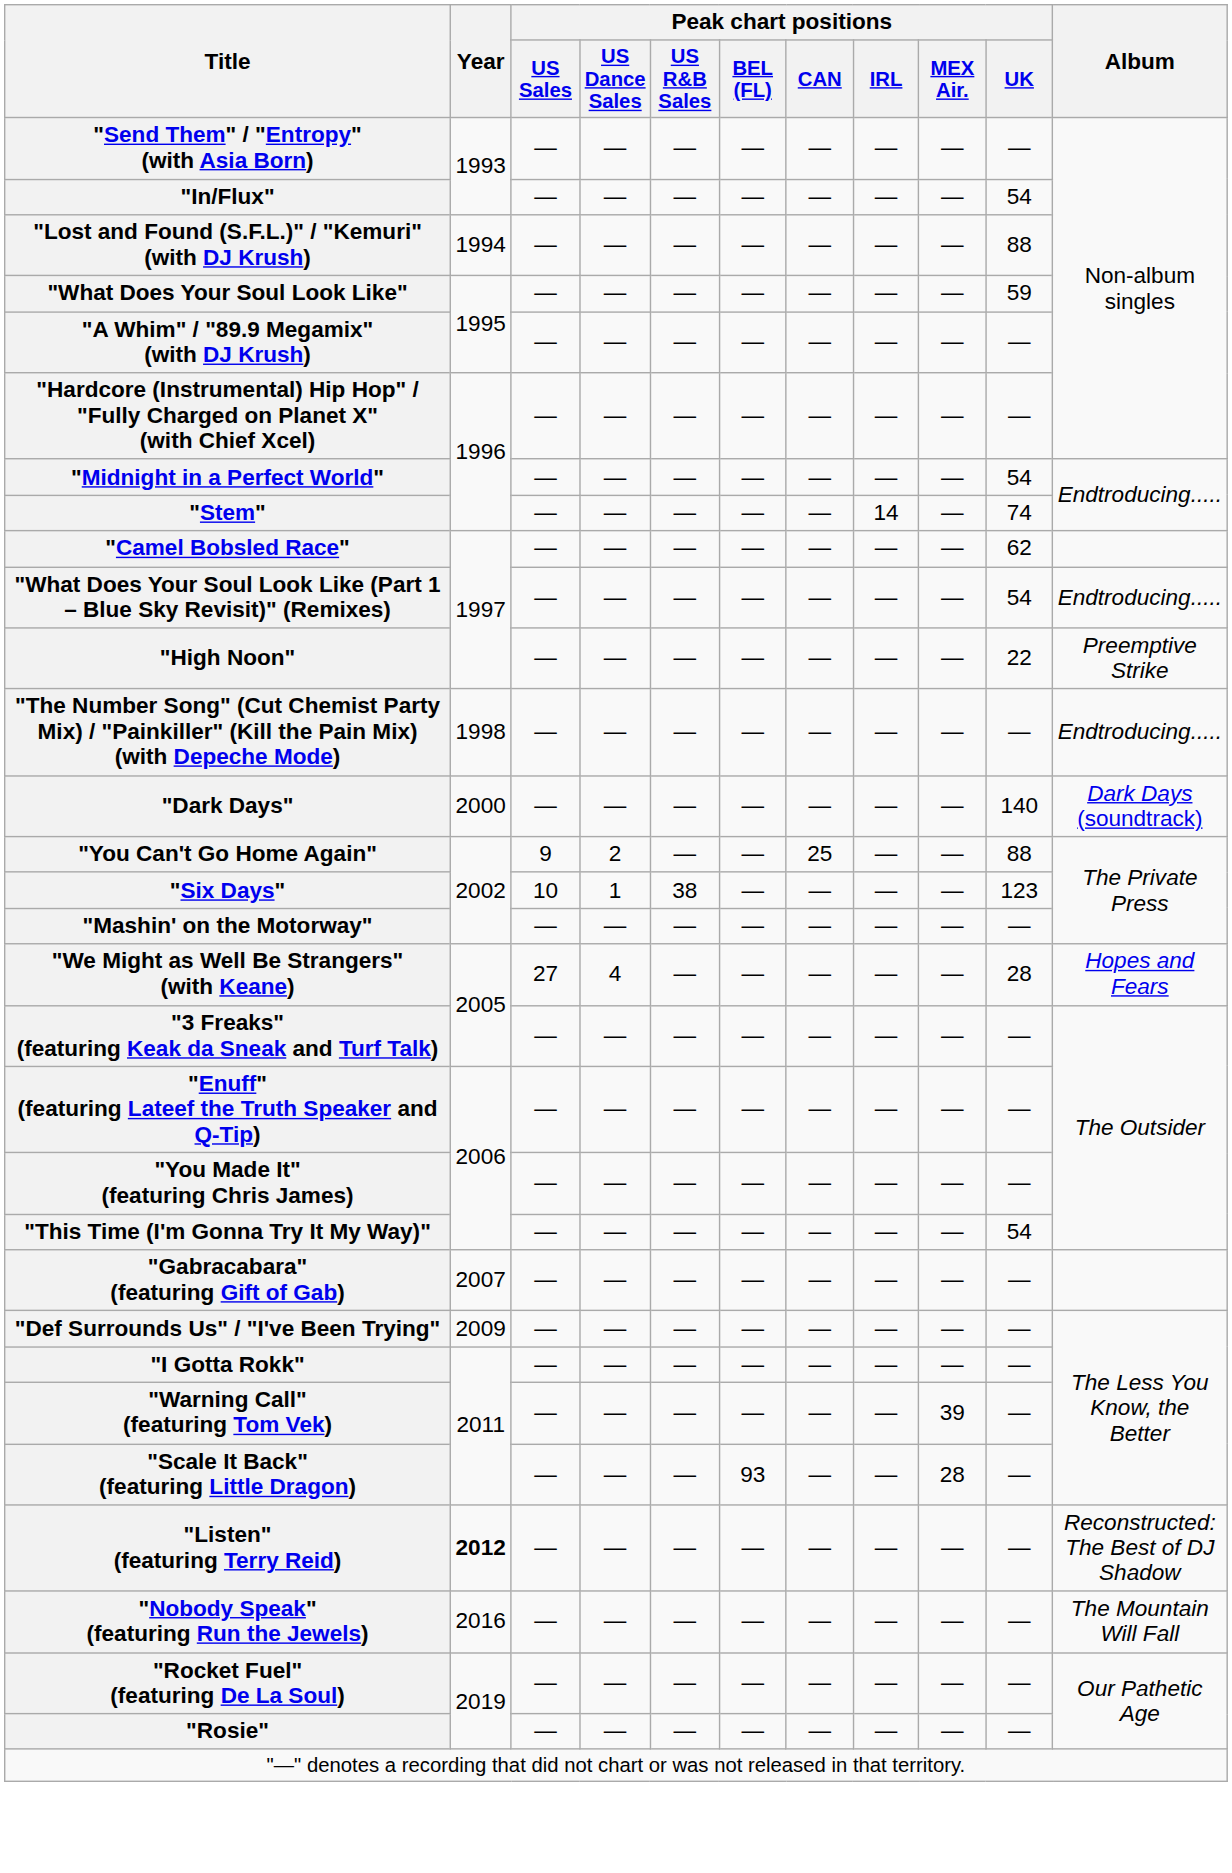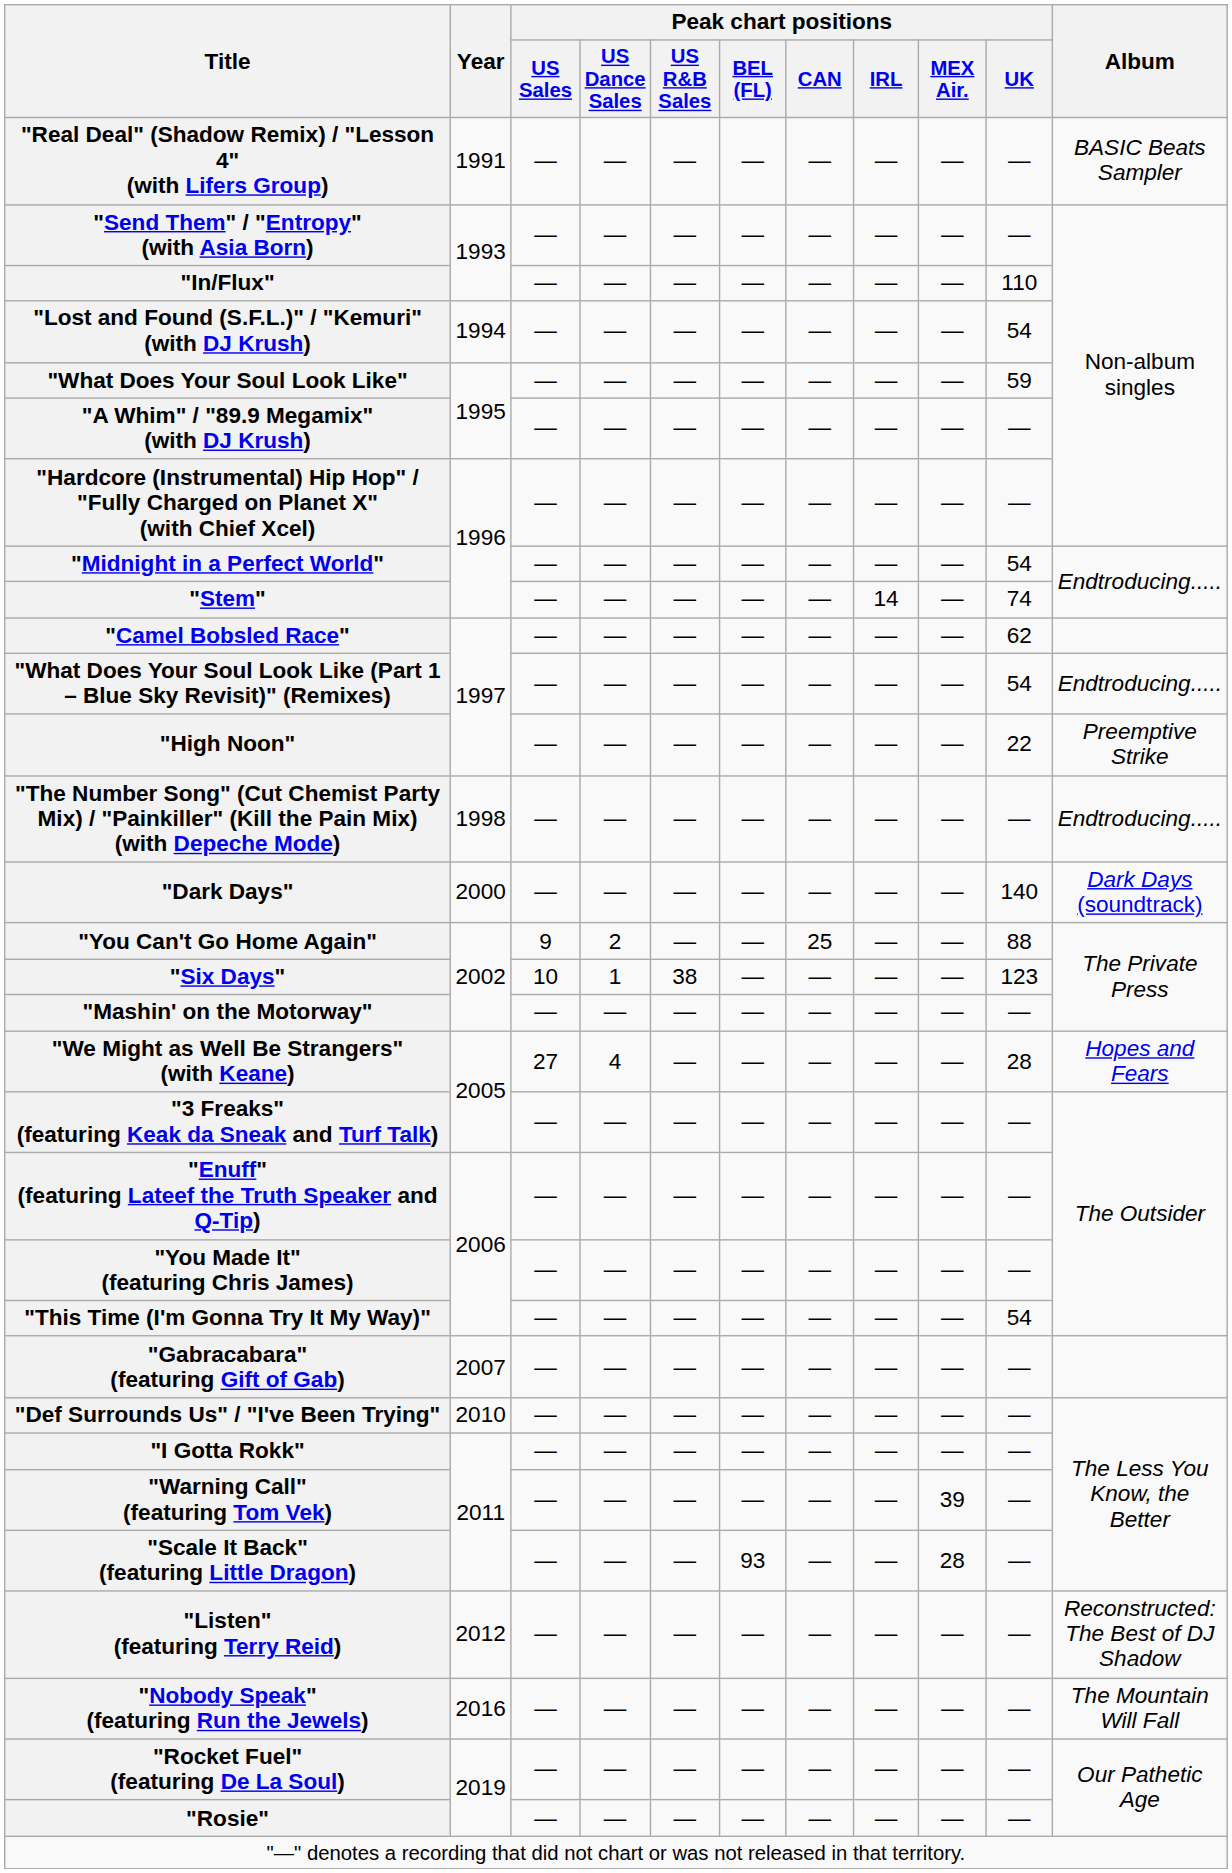+ row: (228, 160)
(1019, 196) 54 -> (1019, 283) 110
(1019, 244) 88 -> (1019, 331) 54
(481, 1328) 2009 -> (481, 1415) 2010
(481, 1547) bold -> (481, 1634) normal
